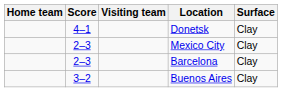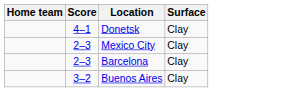- column: (134, 12)
